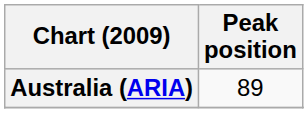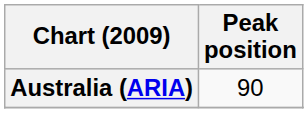(250, 88) 89 -> (250, 88) 90
